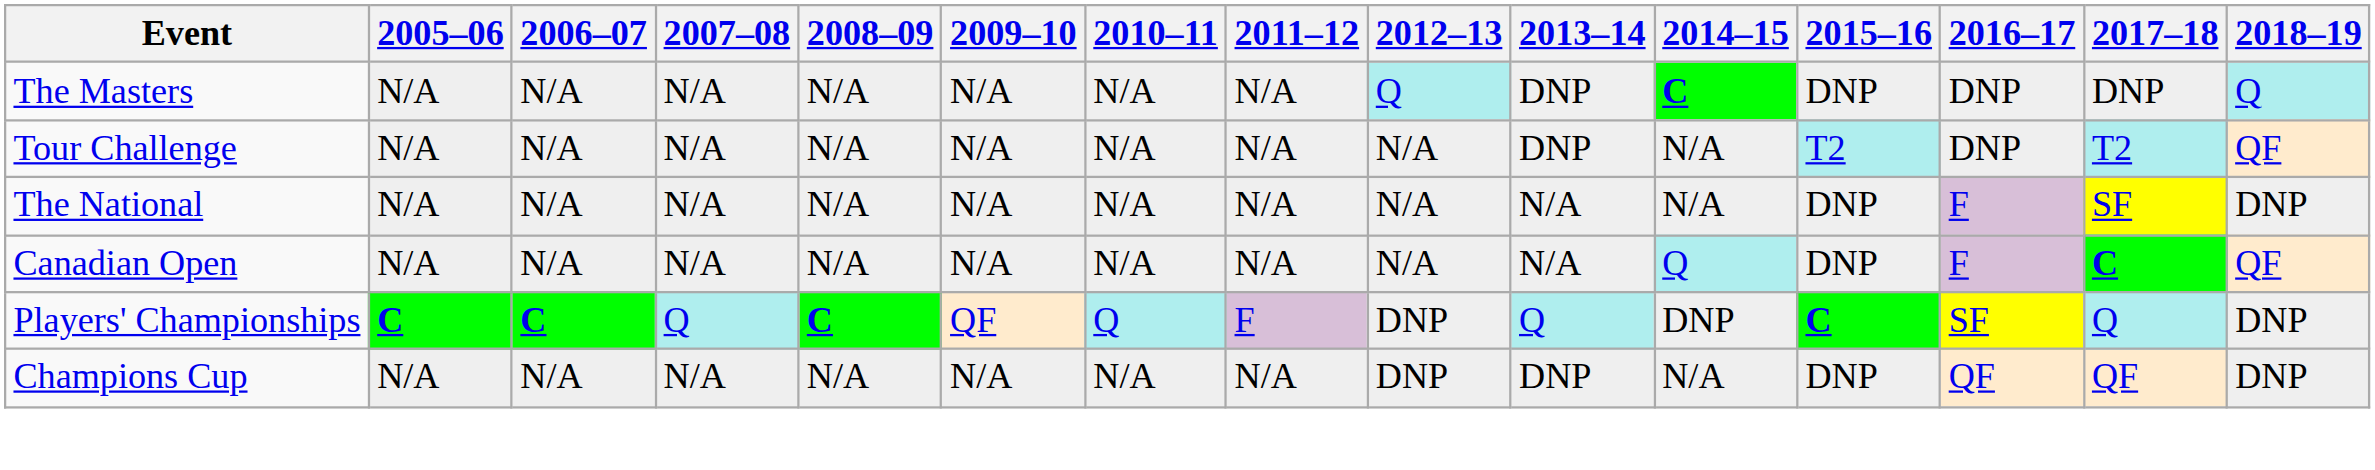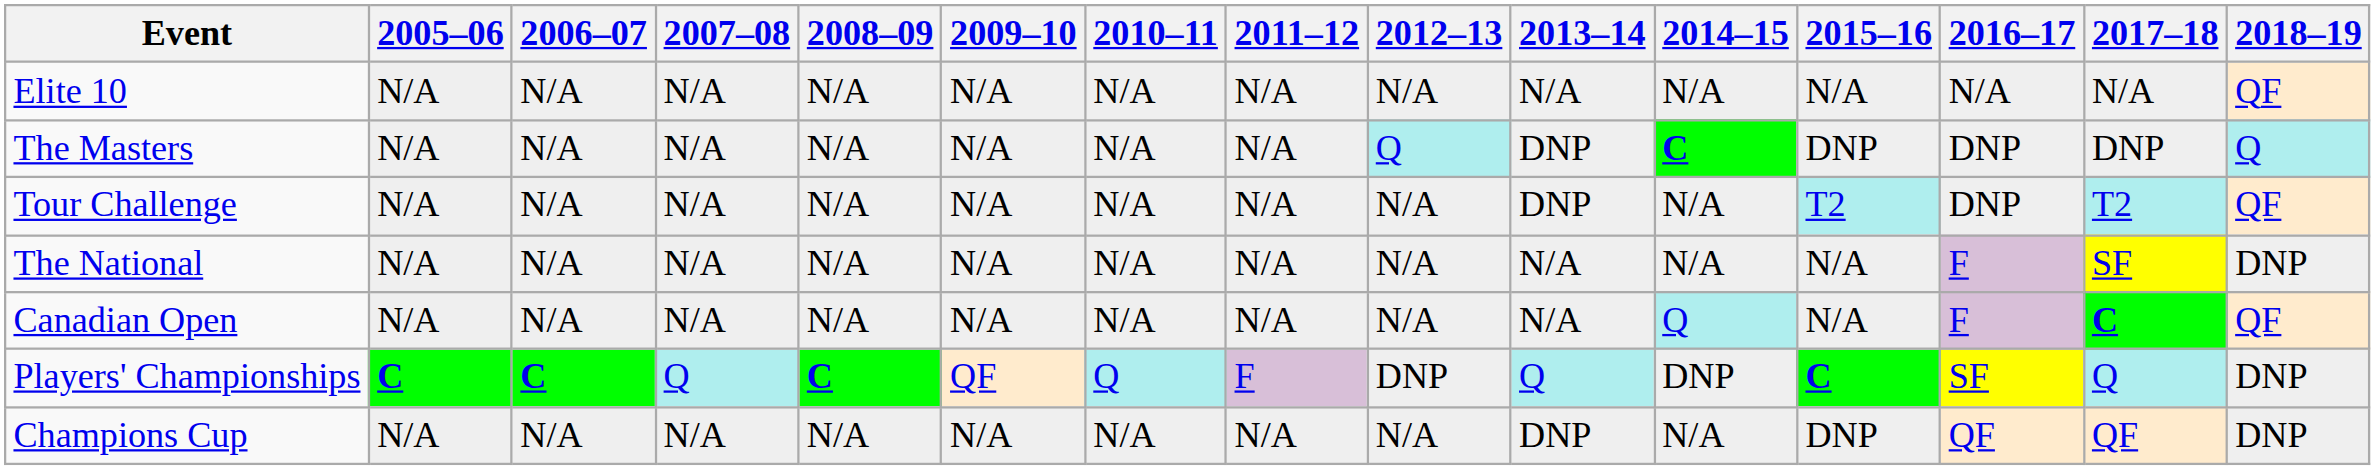+ row: (70, 90)
(1842, 205) DNP -> (1837, 262) N/A
(1842, 262) DNP -> (1837, 319) N/A
(1412, 377) DNP -> (1407, 434) N/A
